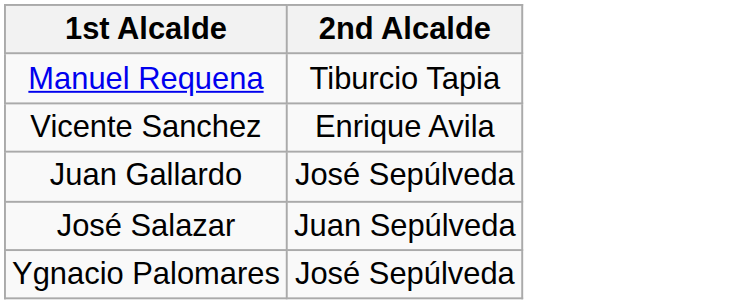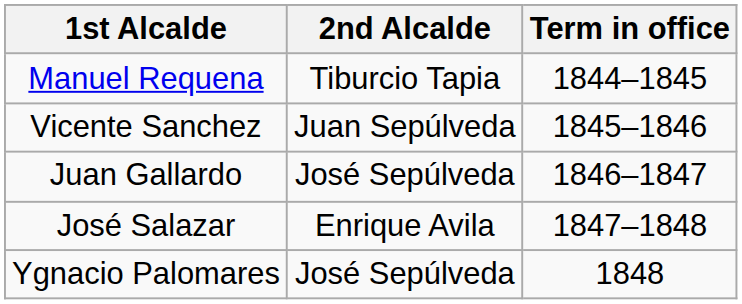+ column: (630, 28)
(405, 126) Enrique Avila -> (405, 126) Juan Sepúlveda
(405, 224) Juan Sepúlveda -> (405, 224) Enrique Avila
